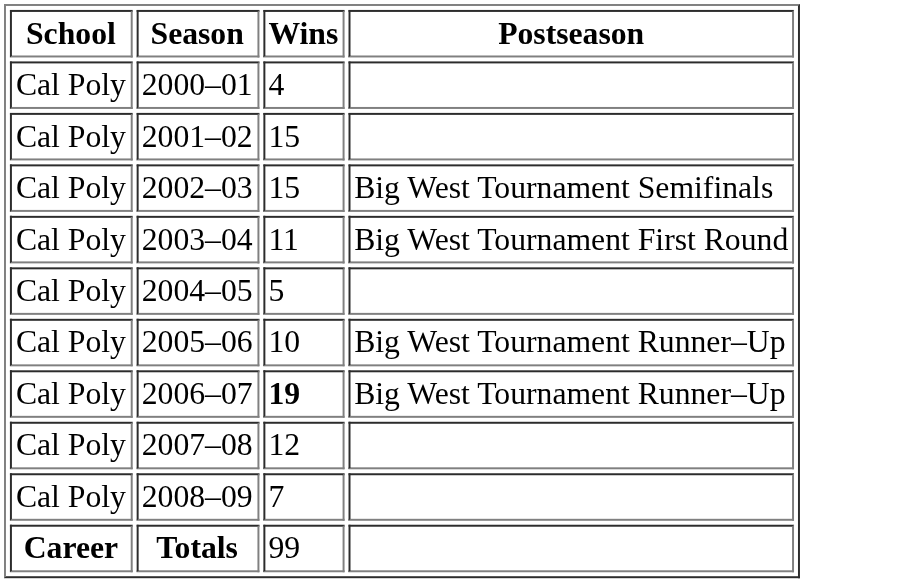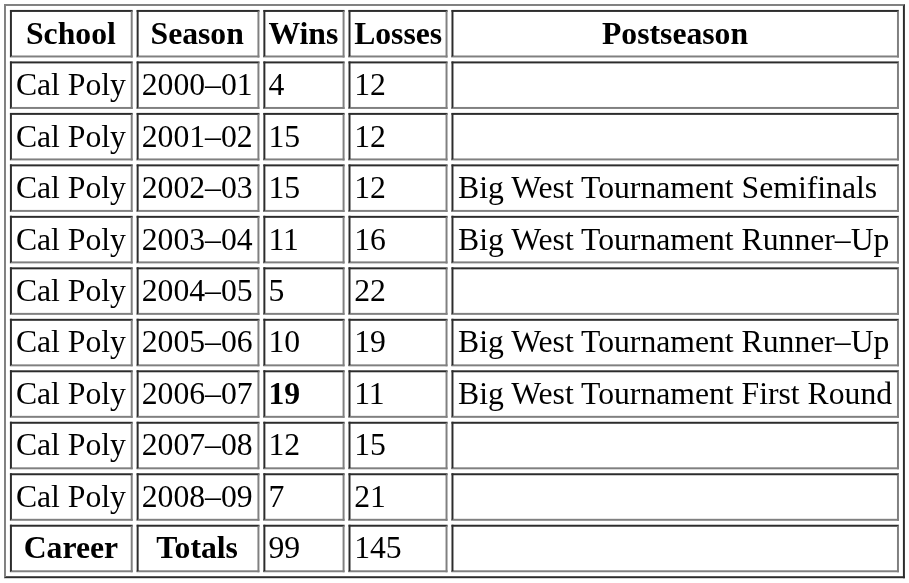+ column: (398, 33)
(571, 239) Big West Tournament First Round -> (674, 239) Big West Tournament Runner–Up
(570, 393) Big West Tournament Runner–Up -> (675, 393) Big West Tournament First Round
